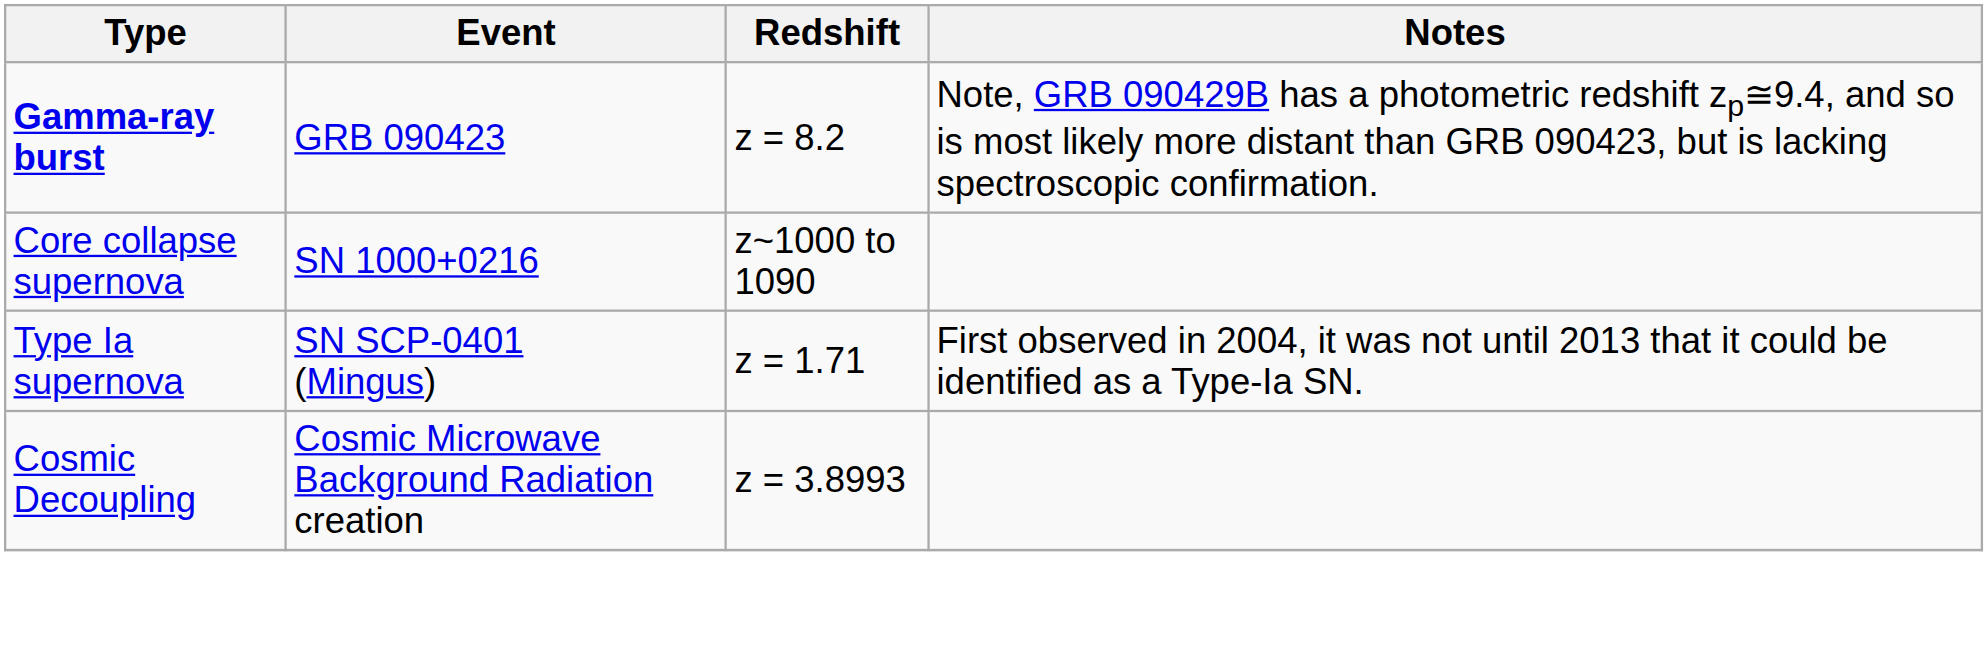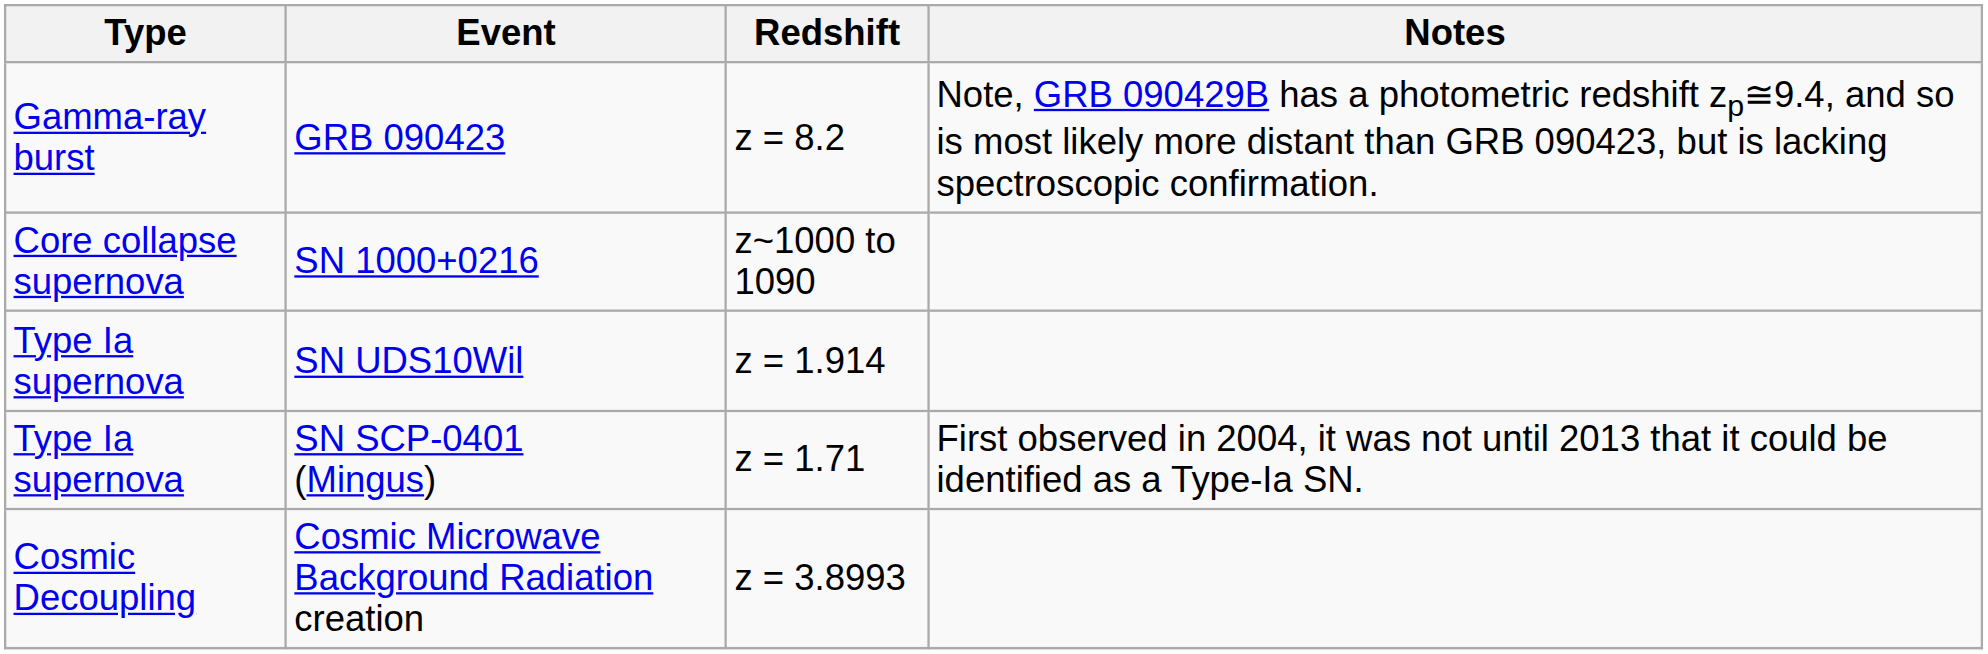(114, 137) bold -> (110, 137) normal
+ row: (409, 360)
